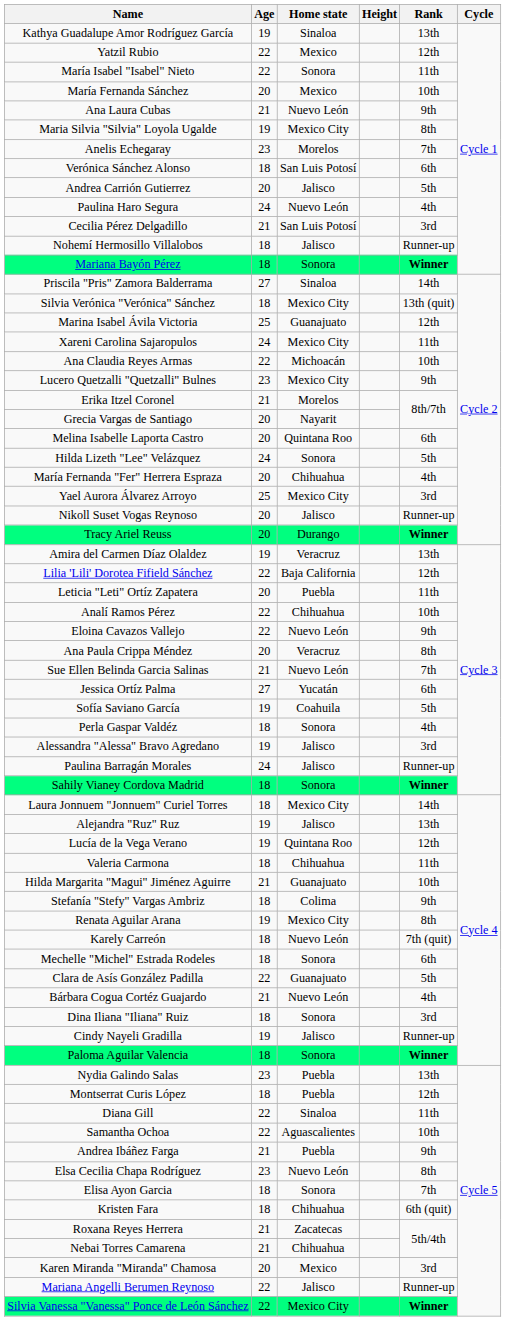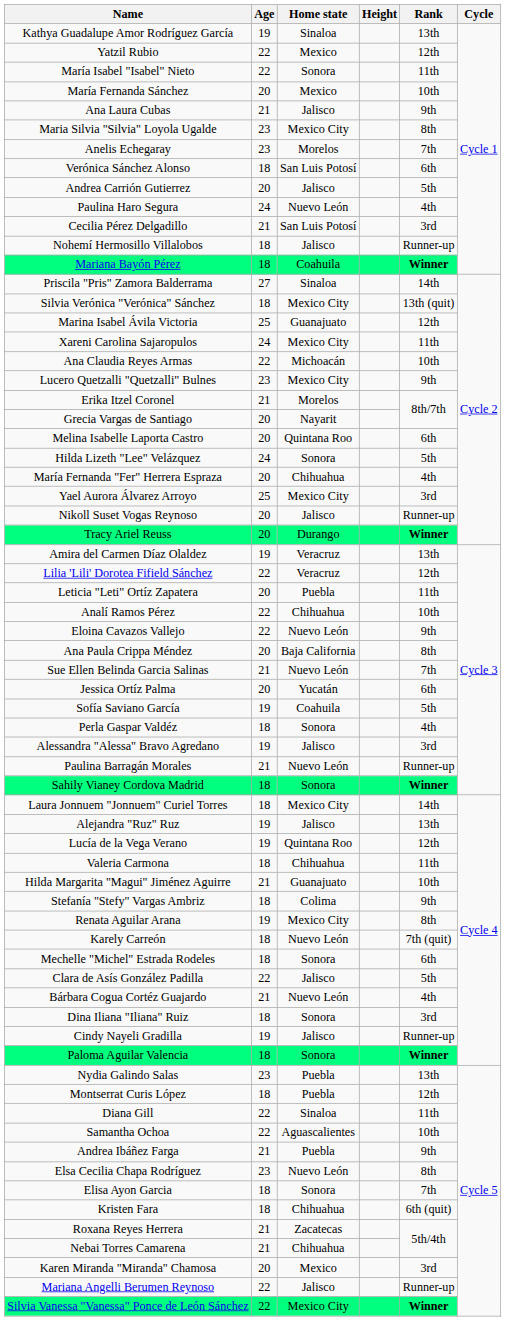(318, 110) Nuevo León -> (318, 110) Jalisco
(264, 129) 19 -> (264, 129) 23
(318, 264) Sonora -> (318, 264) Coahuila
(318, 573) Baja California -> (318, 573) Veracruz
(318, 650) Veracruz -> (318, 650) Baja California
(264, 689) 27 -> (264, 689) 20
(264, 766) 24 -> (264, 766) 21
(318, 766) Jalisco -> (318, 766) Nuevo León
(318, 978) Guanajuato -> (318, 978) Jalisco
